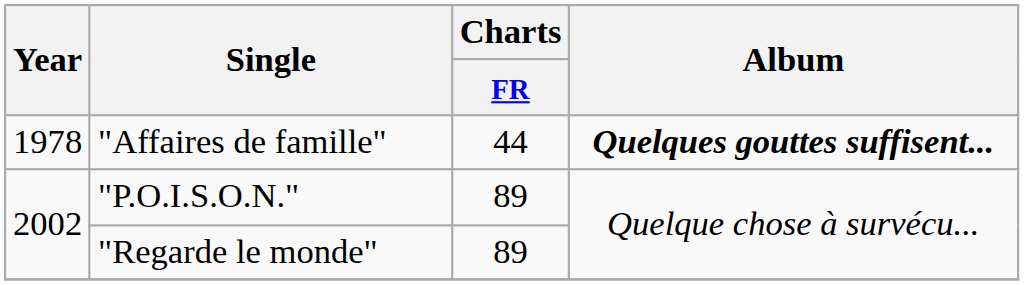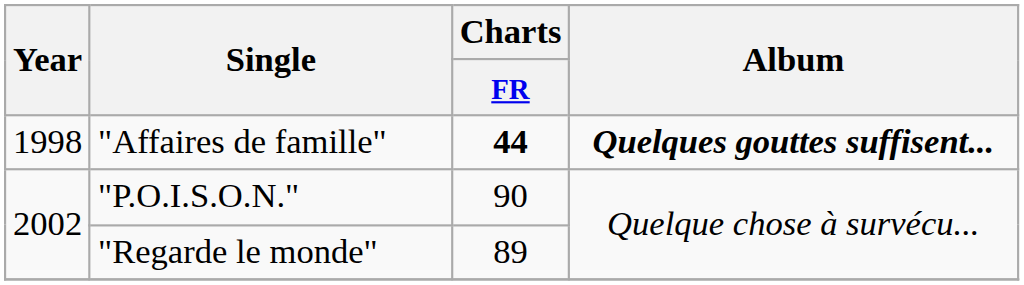(48, 141) 1978 -> (48, 141) 1998
(510, 141) normal -> (510, 141) bold
(510, 196) 89 -> (510, 196) 90
